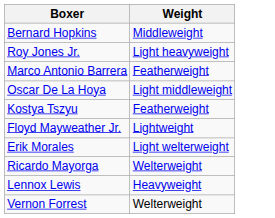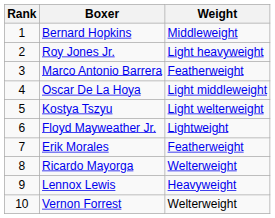+ column: (22, 14)
(171, 109) Featherweight -> (216, 109) Light welterweight
(181, 147) Light welterweight -> (206, 147) Featherweight
